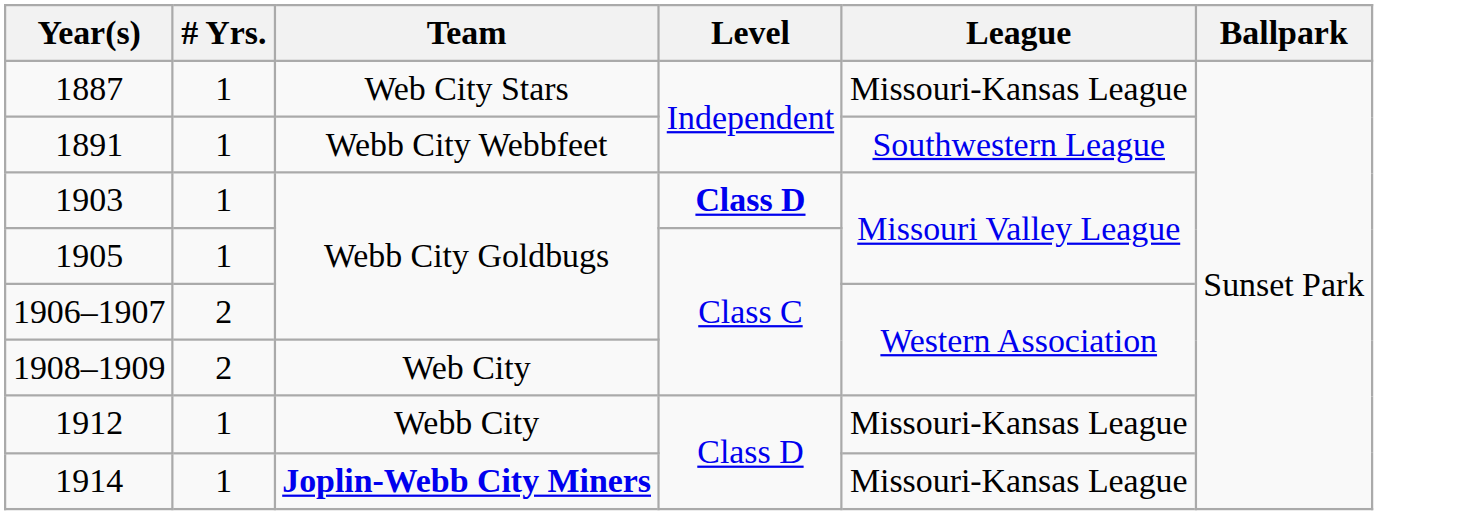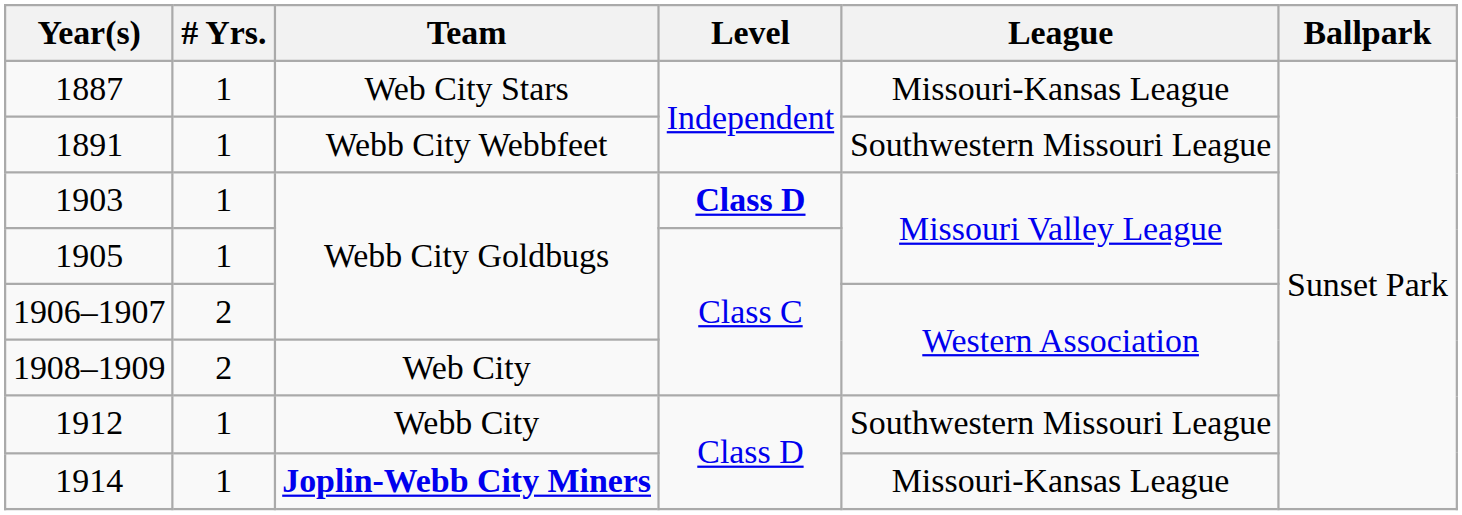(1019, 144) Southwestern League -> (1061, 144) Southwestern Missouri League
(1019, 423) Missouri-Kansas League -> (1061, 423) Southwestern Missouri League
